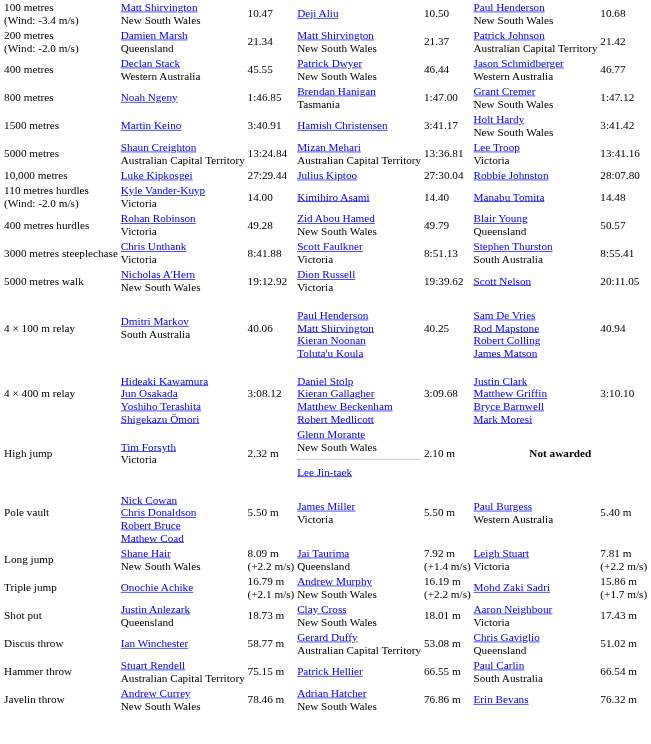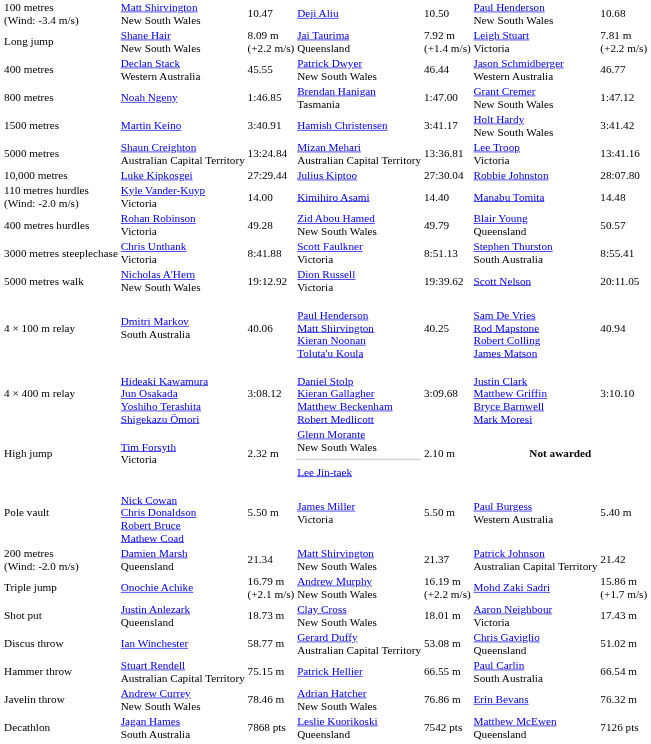rows swapped: (41, 41) <-> (29, 559)
+ row: (27, 727)
